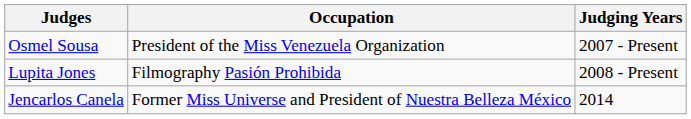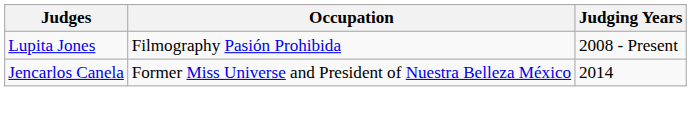- row: (53, 45)
